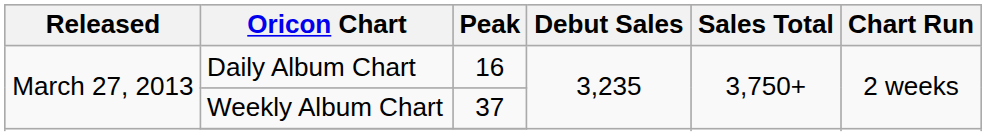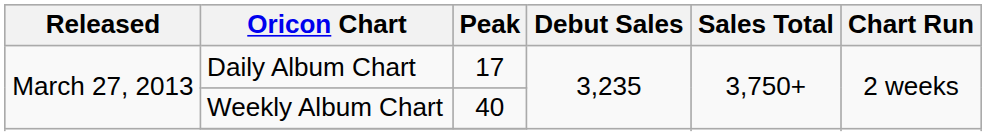(490, 66) 16 -> (490, 66) 17
(490, 107) 37 -> (490, 107) 40
